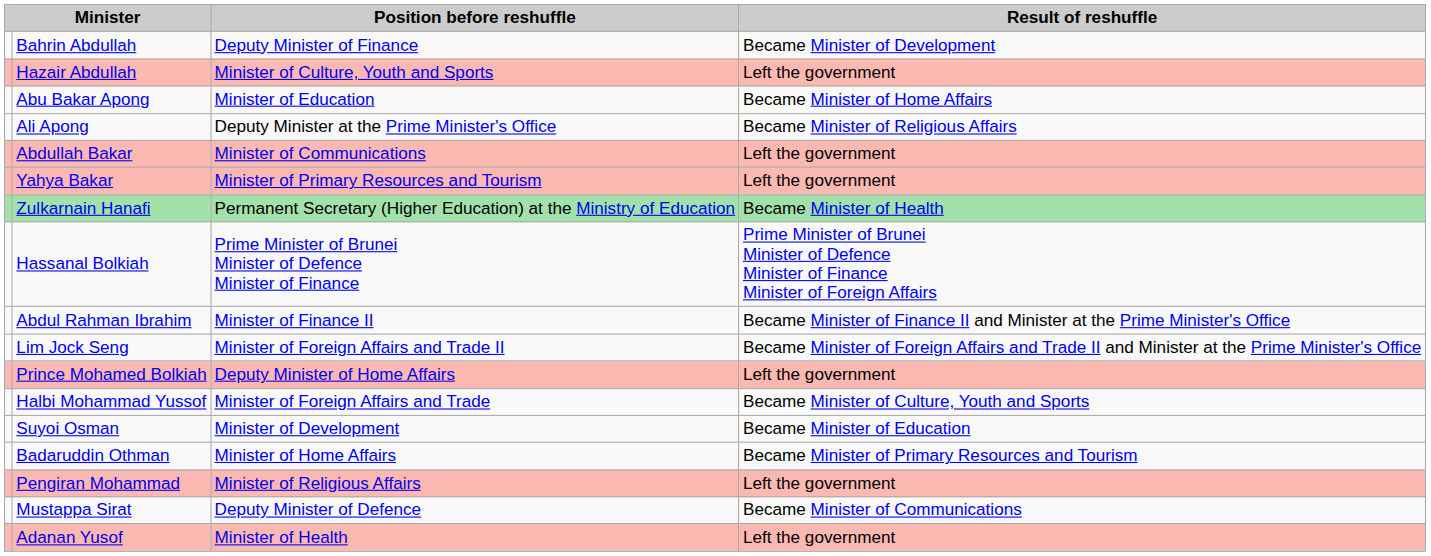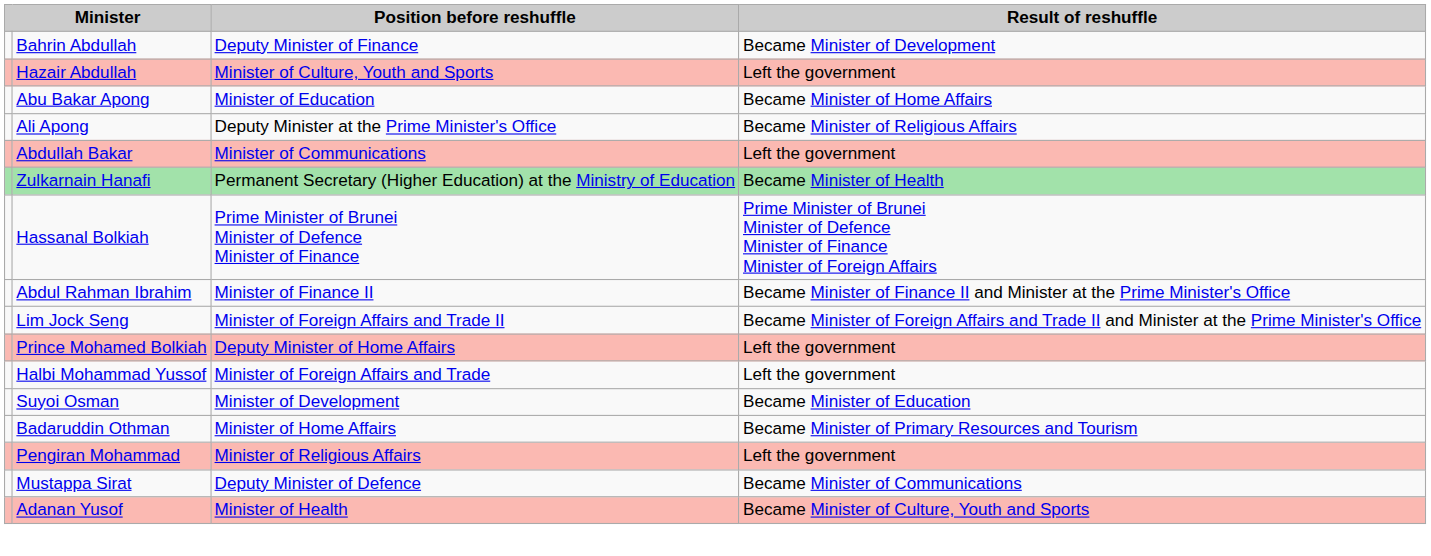- row: (65, 180)
(916, 401) Became Minister of Culture, Youth and Sports -> (819, 374) Left the government
(819, 537) Left the government -> (916, 510) Became Minister of Culture, Youth and Sports
